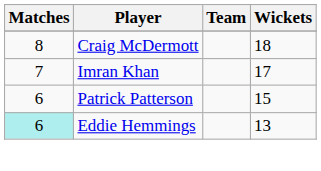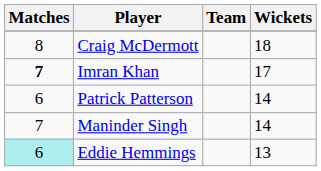(39, 71) normal -> (39, 71) bold
(263, 98) 15 -> (263, 98) 14
+ row: (132, 125)
